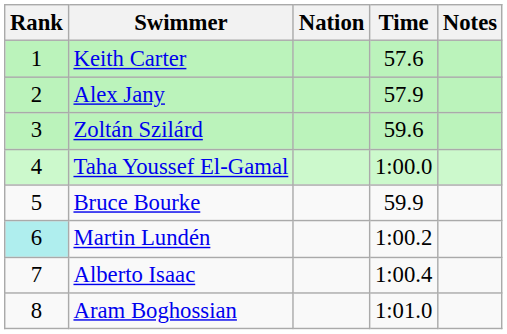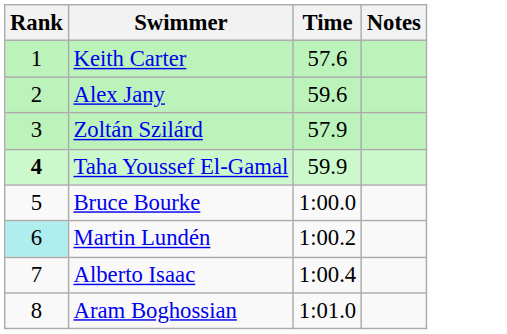- column: (332, 22)
(404, 94) 57.9 -> (327, 94) 59.6
(404, 130) 59.6 -> (327, 130) 57.9
(36, 166) normal -> (36, 166) bold
(404, 166) 1:00.0 -> (327, 166) 59.9
(404, 202) 59.9 -> (328, 202) 1:00.0
